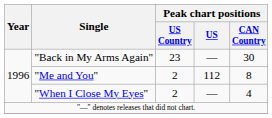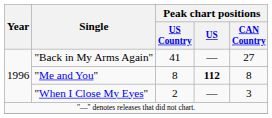(175, 57) 23 -> (175, 57) 41
(249, 57) 30 -> (249, 57) 27
(175, 75) 2 -> (175, 75) 8
(212, 75) normal -> (212, 75) bold
(249, 93) 4 -> (249, 93) 3
